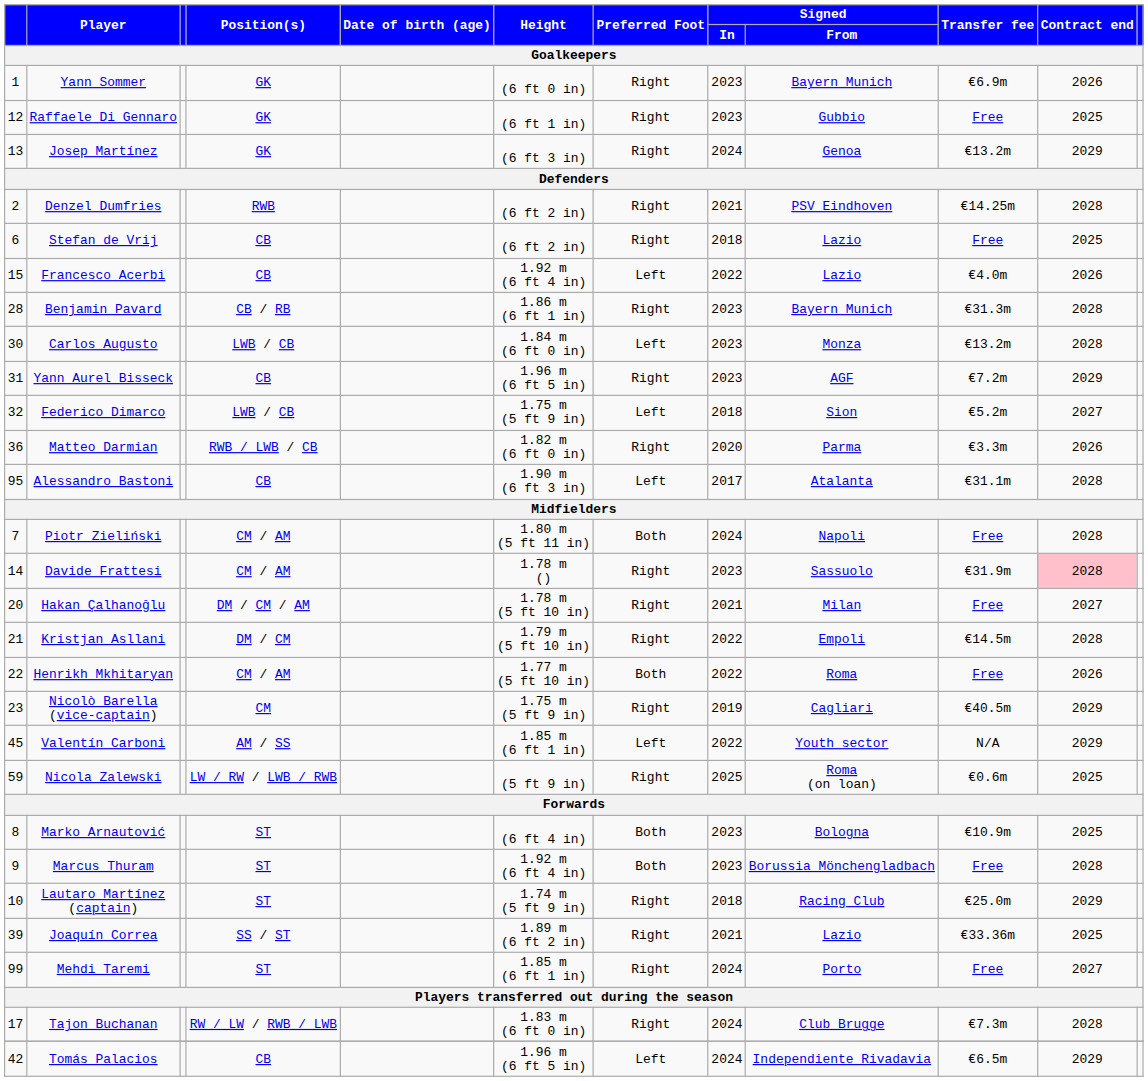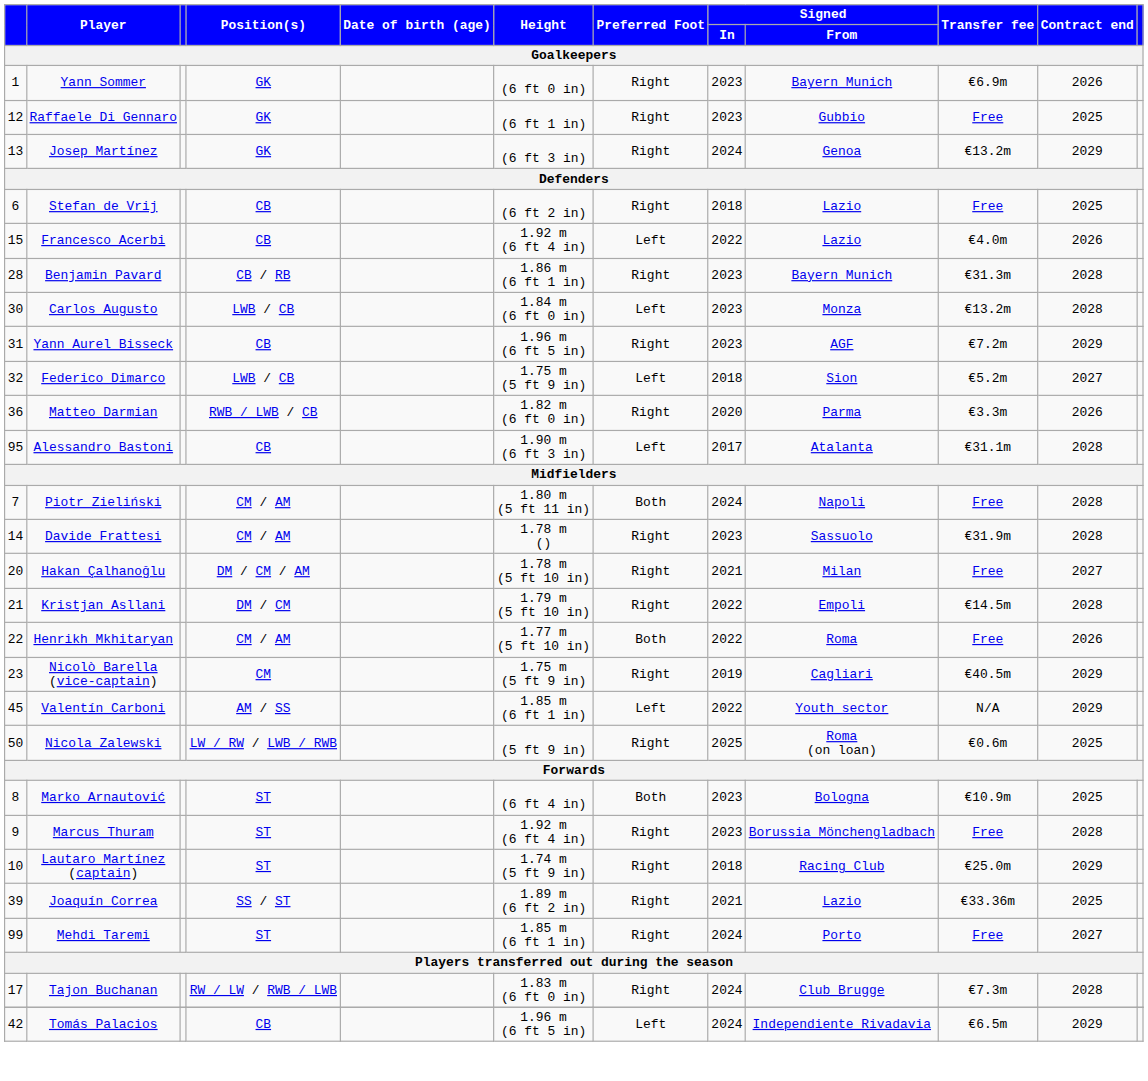- row: (103, 207)
(1087, 571) pink background -> (1087, 537) no background
(16, 777) 59 -> (16, 743) 50
(651, 867) Both -> (651, 832) Right
